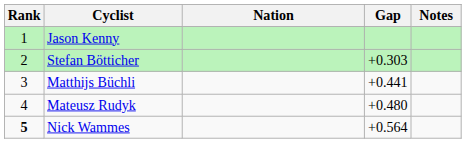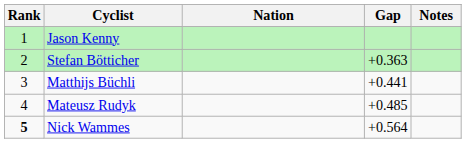(388, 60) +0.303 -> (388, 60) +0.363
(388, 104) +0.480 -> (388, 104) +0.485
